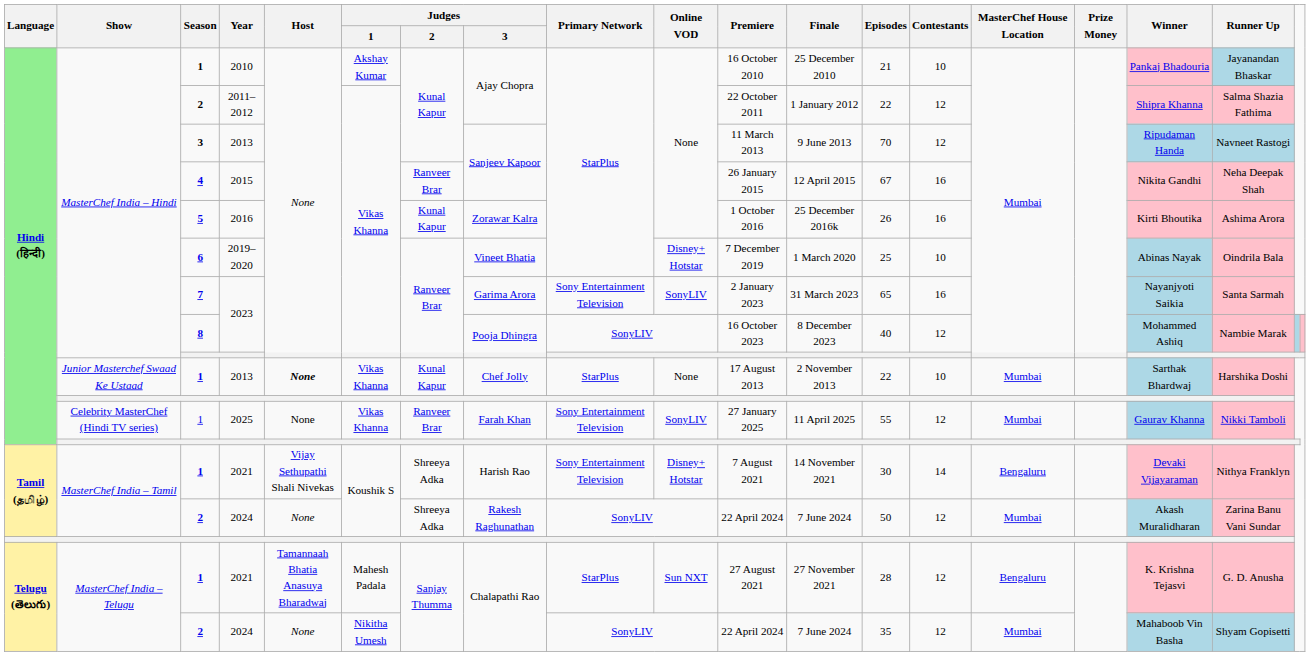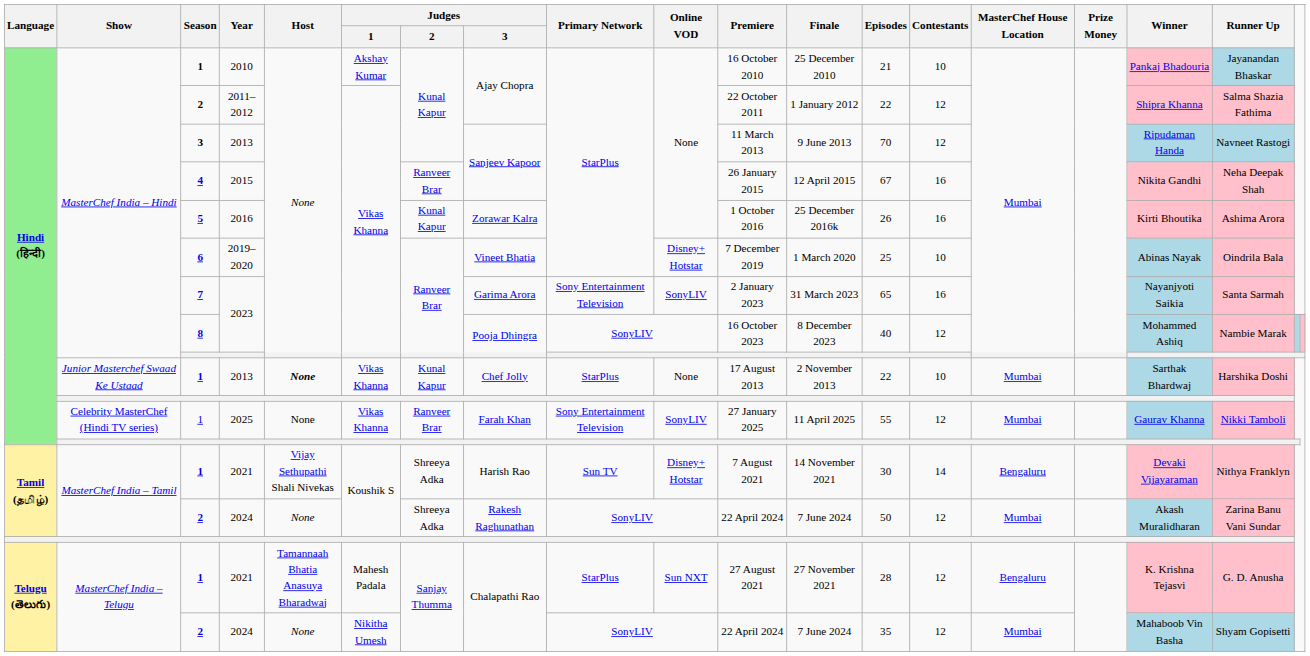(600, 471) Sony Entertainment Television -> (600, 471) Sun TV
